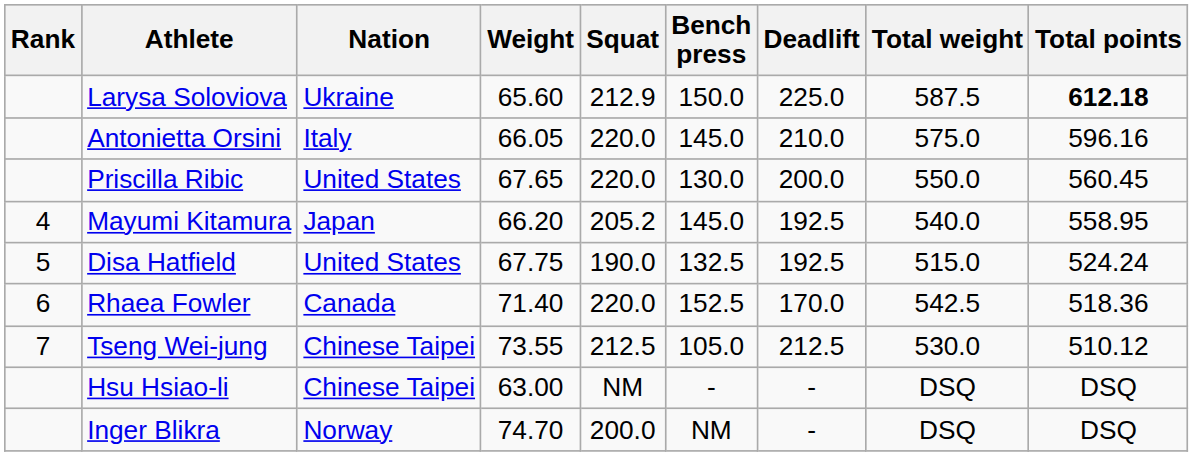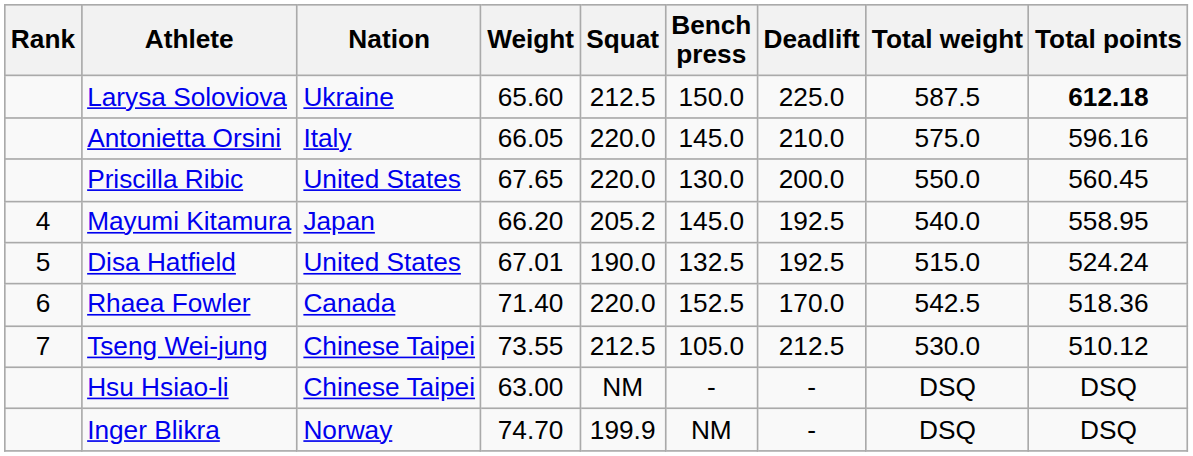(623, 96) 212.9 -> (623, 96) 212.5
(531, 262) 67.75 -> (531, 262) 67.01
(623, 429) 200.0 -> (623, 429) 199.9
